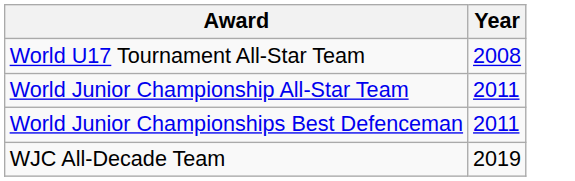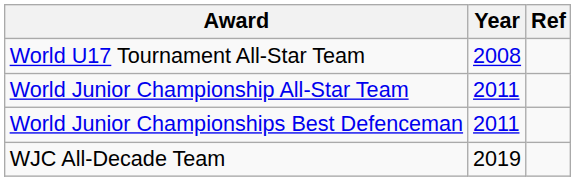+ column: (548, 21)
